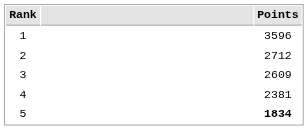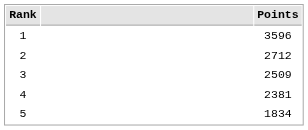(278, 75) 2609 -> (278, 75) 2509
(278, 114) bold -> (278, 114) normal
